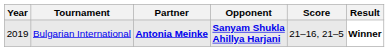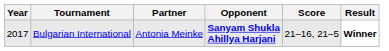(18, 33) 2019 -> (18, 33) 2017
(172, 33) bold -> (169, 33) normal
